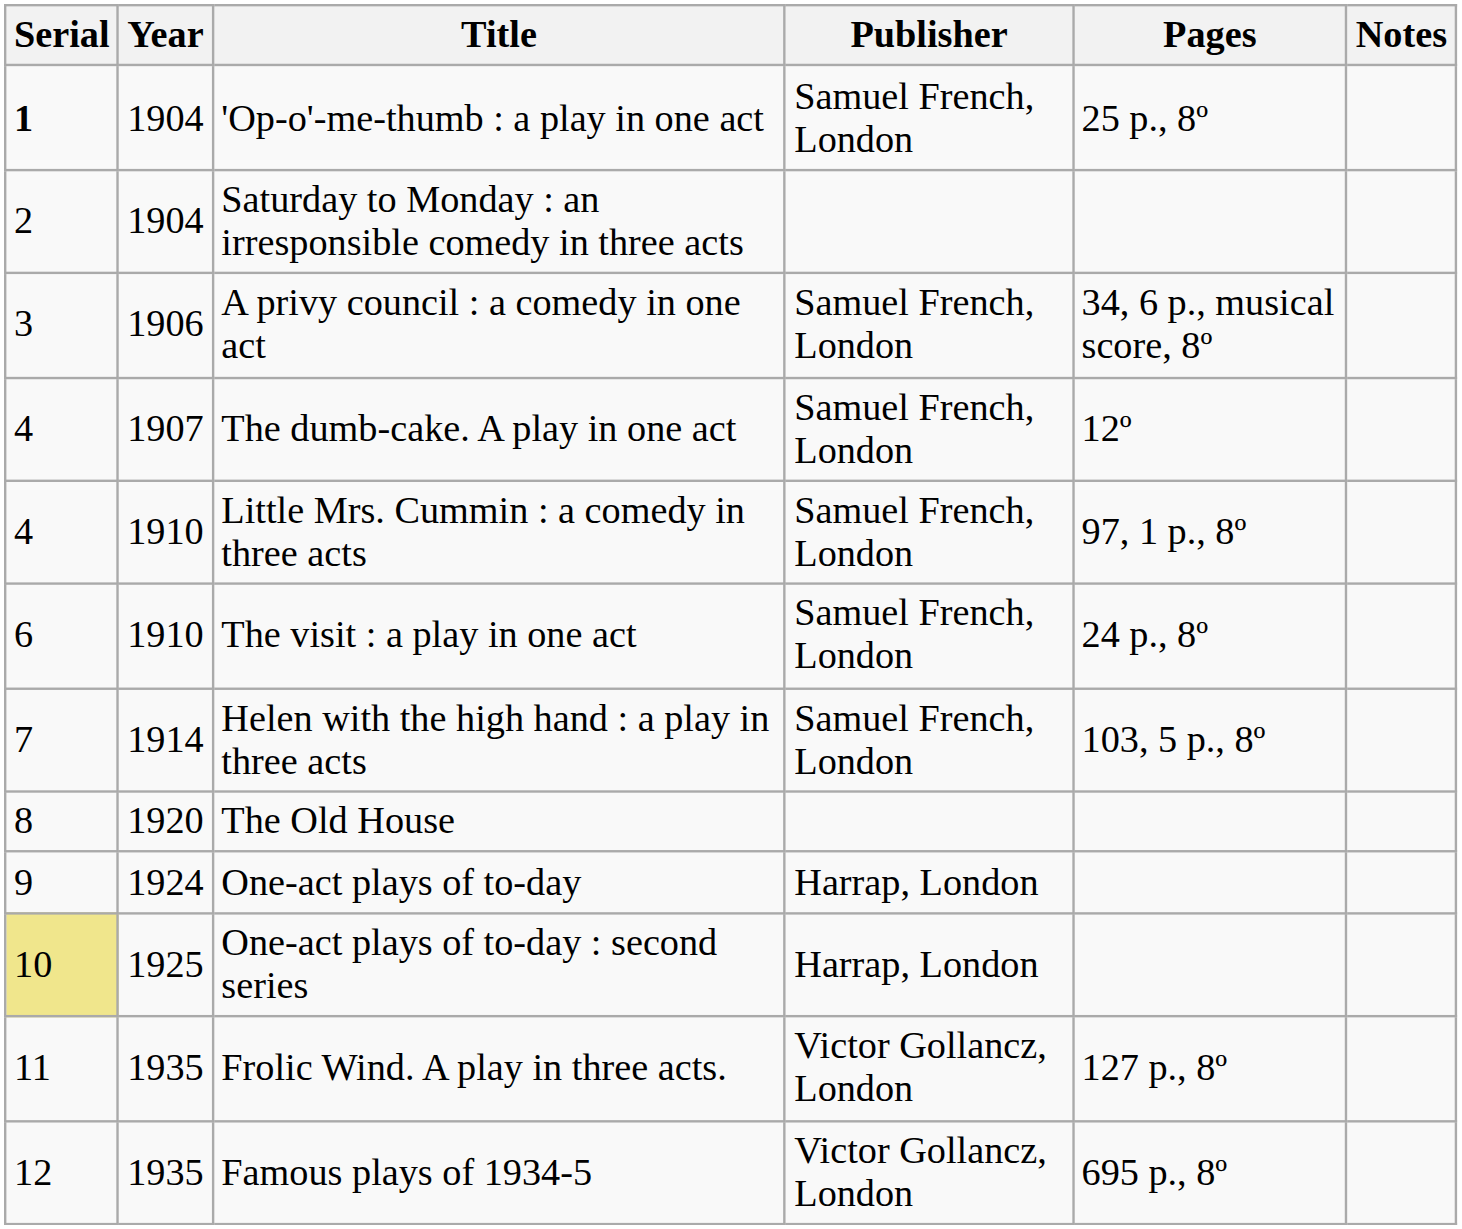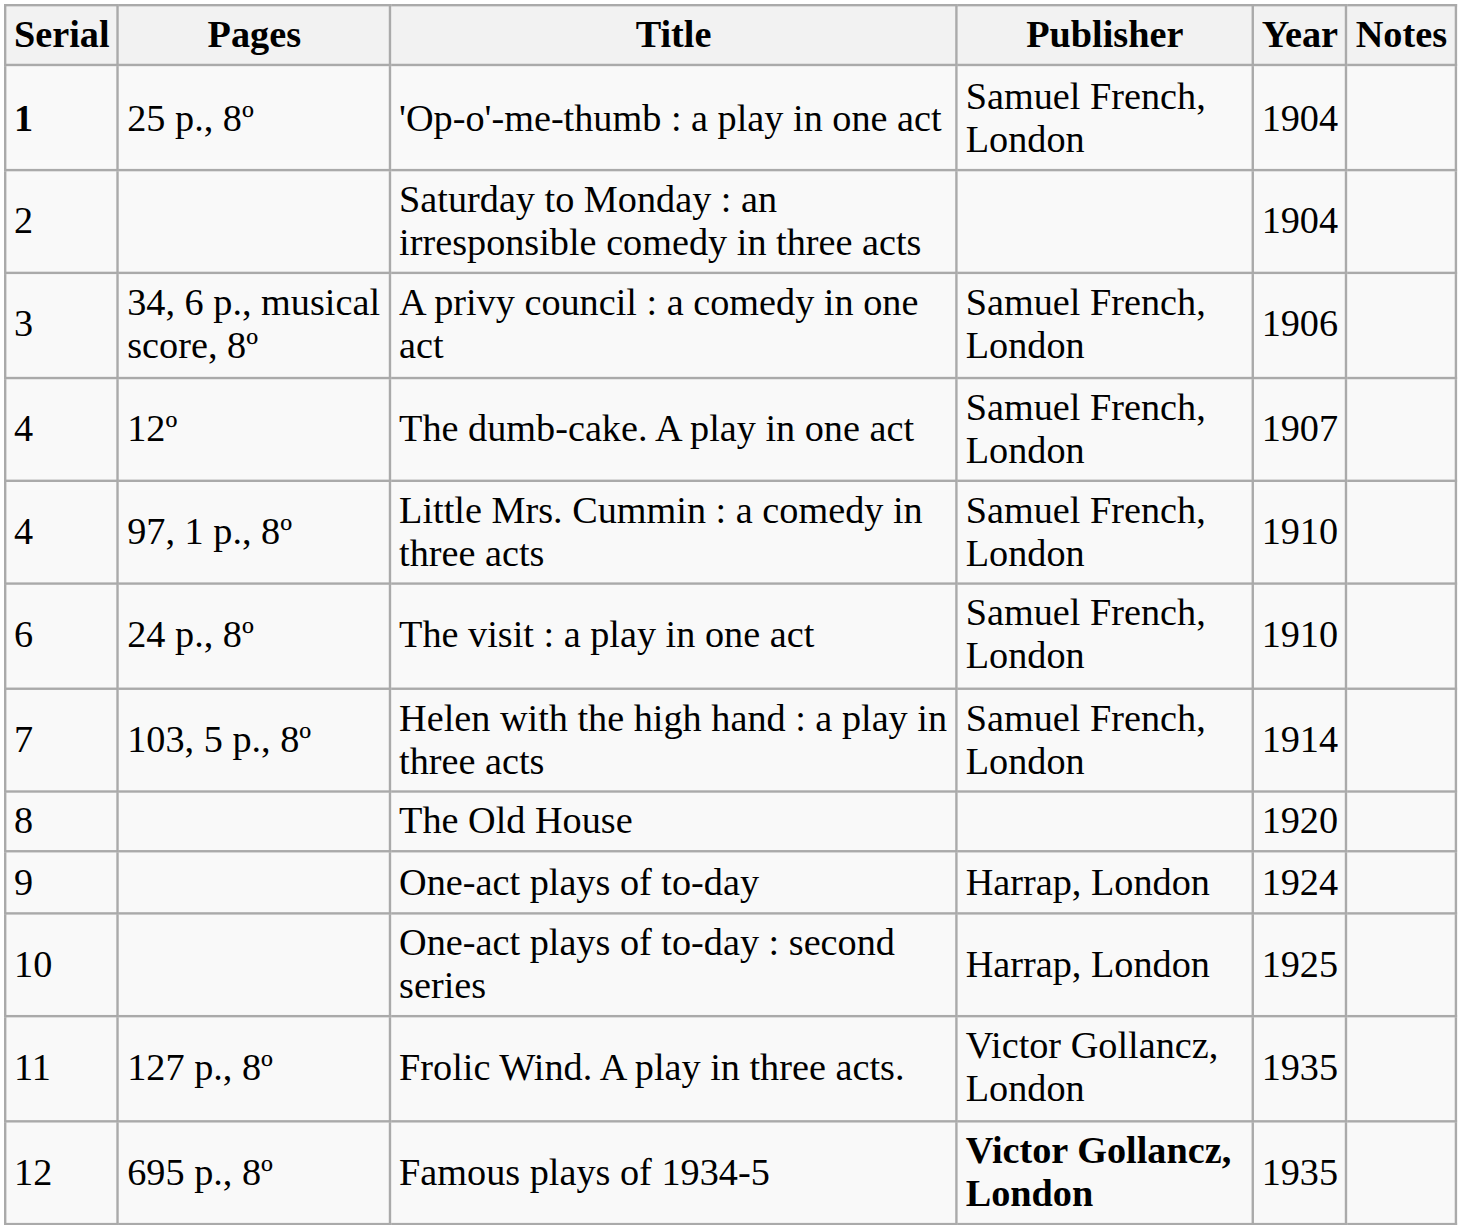columns swapped: (165, 34) <-> (1210, 34)
(33, 963) khaki background -> (33, 963) no background
(921, 1171) normal -> (1098, 1171) bold
